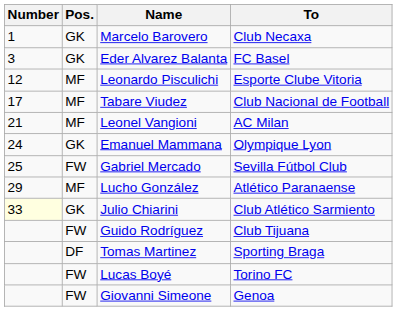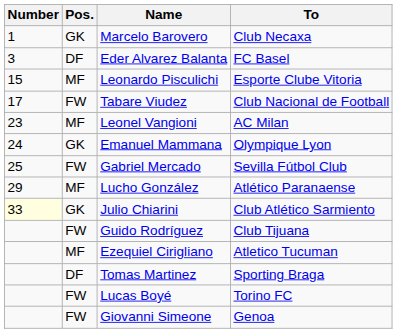(75, 58) GK -> (74, 58) DF
(15, 79) 12 -> (15, 79) 15
(75, 101) MF -> (76, 101) FW
(15, 123) 21 -> (15, 123) 23
+ row: (157, 252)
